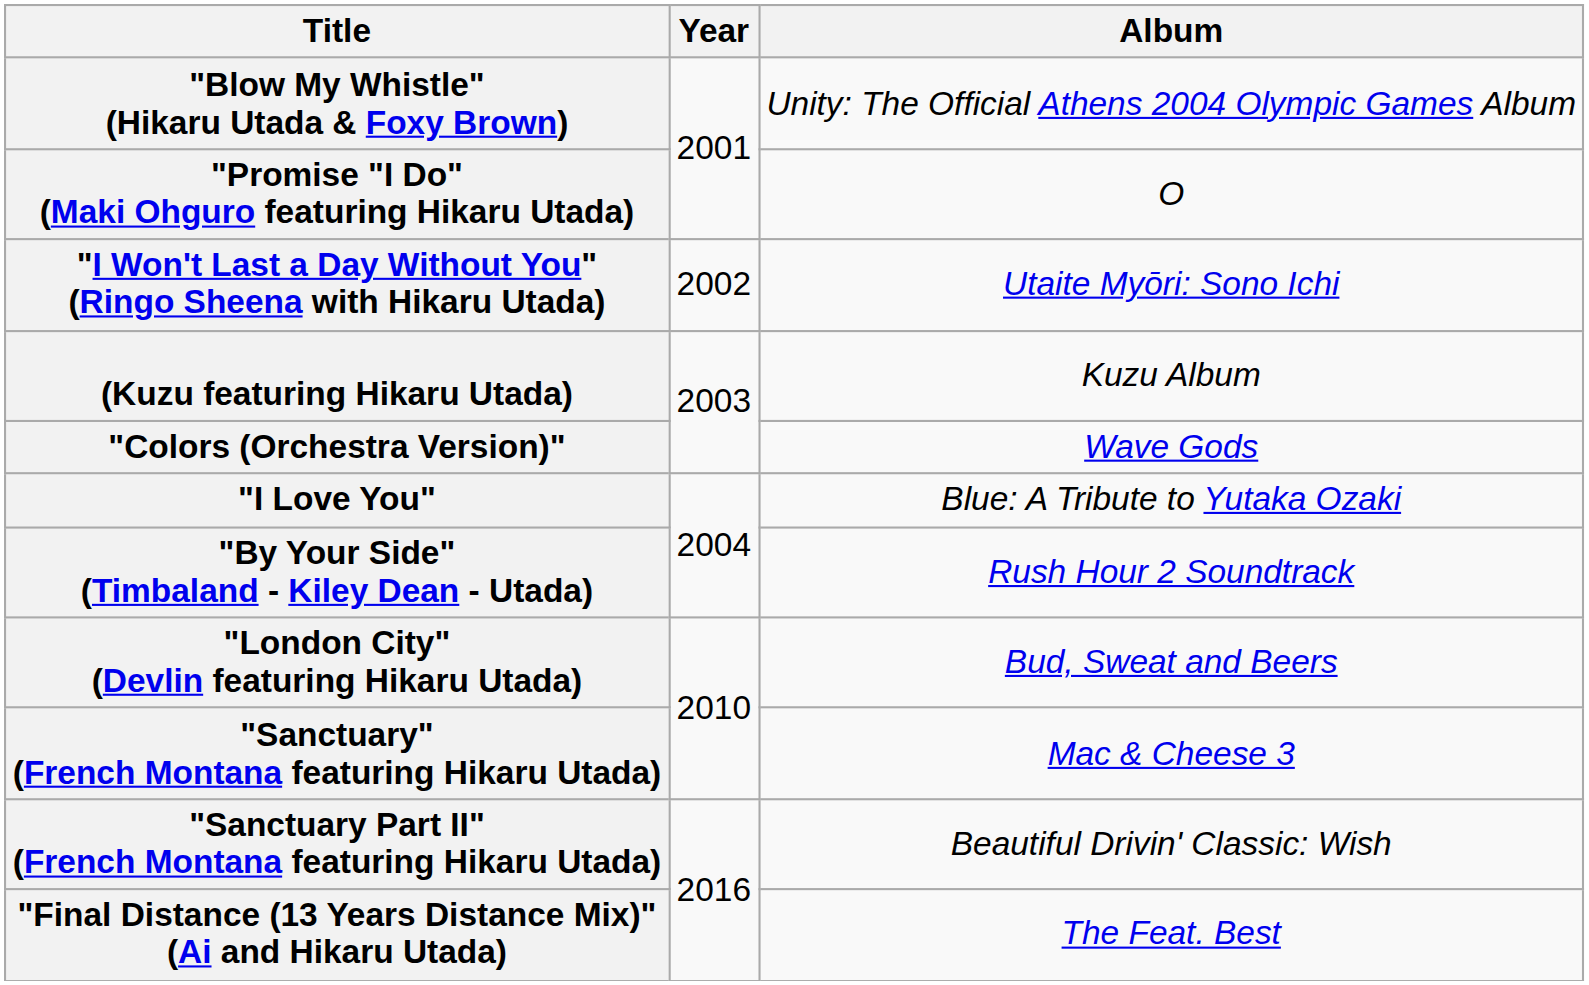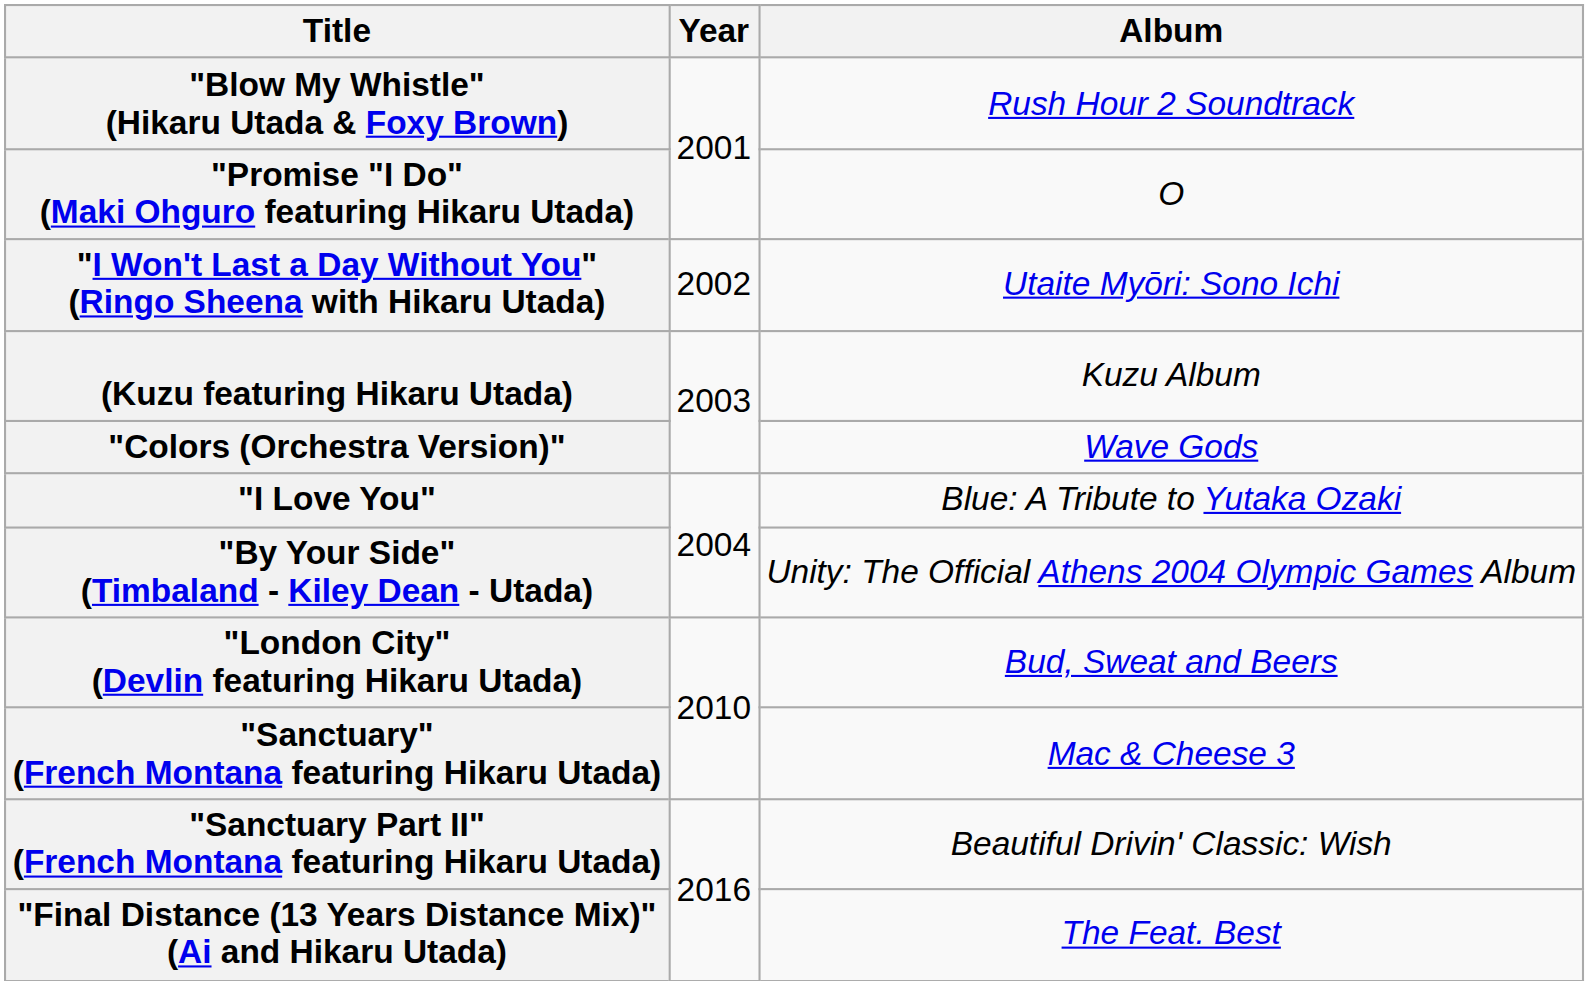(1171, 102) Unity: The Official Athens 2004 Olympic Games Album -> (1171, 102) Rush Hour 2 Soundtrack
(1171, 571) Rush Hour 2 Soundtrack -> (1171, 571) Unity: The Official Athens 2004 Olympic Games Album
